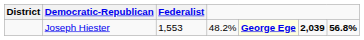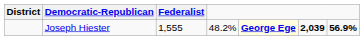(170, 27) 1,553 -> (170, 27) 1,555
(343, 27) 56.8% -> (343, 27) 56.9%
